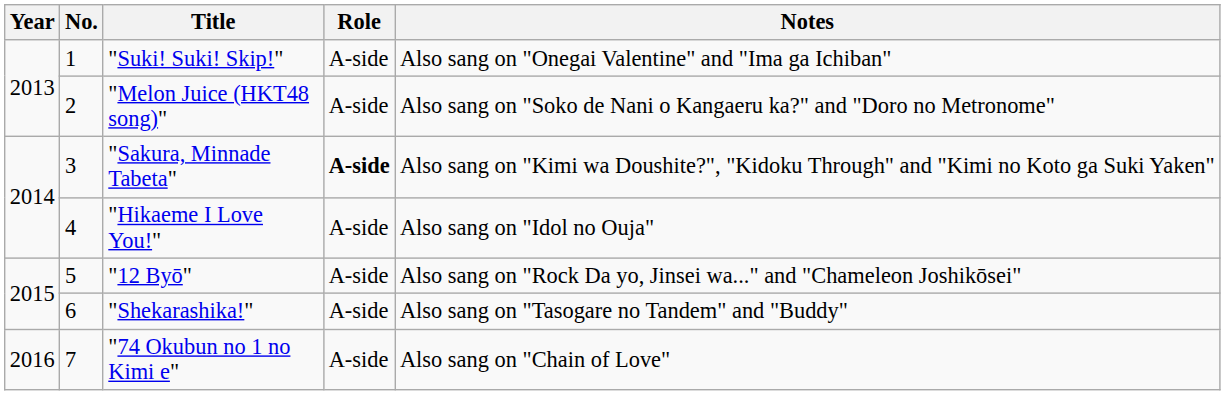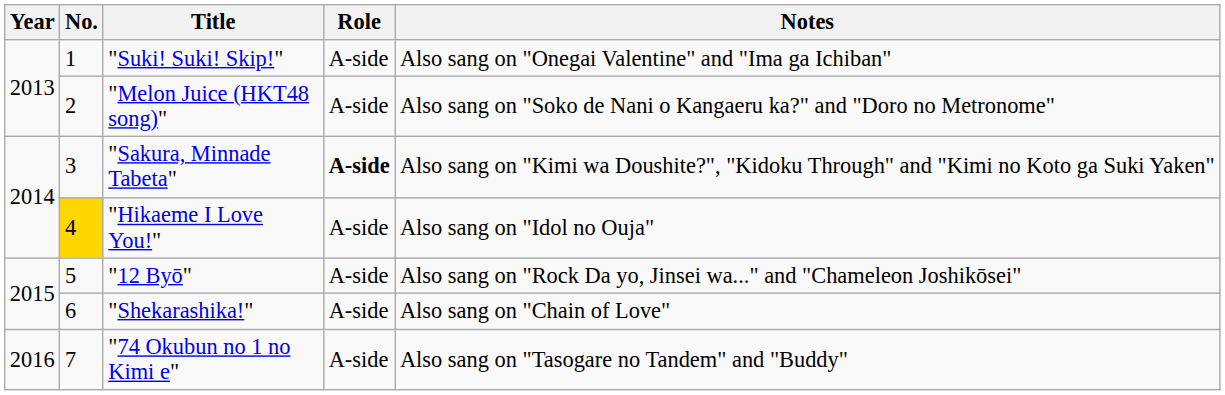(71, 227) no background -> (71, 227) gold background
(624, 311) Also sang on "Tasogare no Tandem" and "Buddy" -> (535, 311) Also sang on "Chain of Love"
(535, 359) Also sang on "Chain of Love" -> (624, 359) Also sang on "Tasogare no Tandem" and "Buddy"
